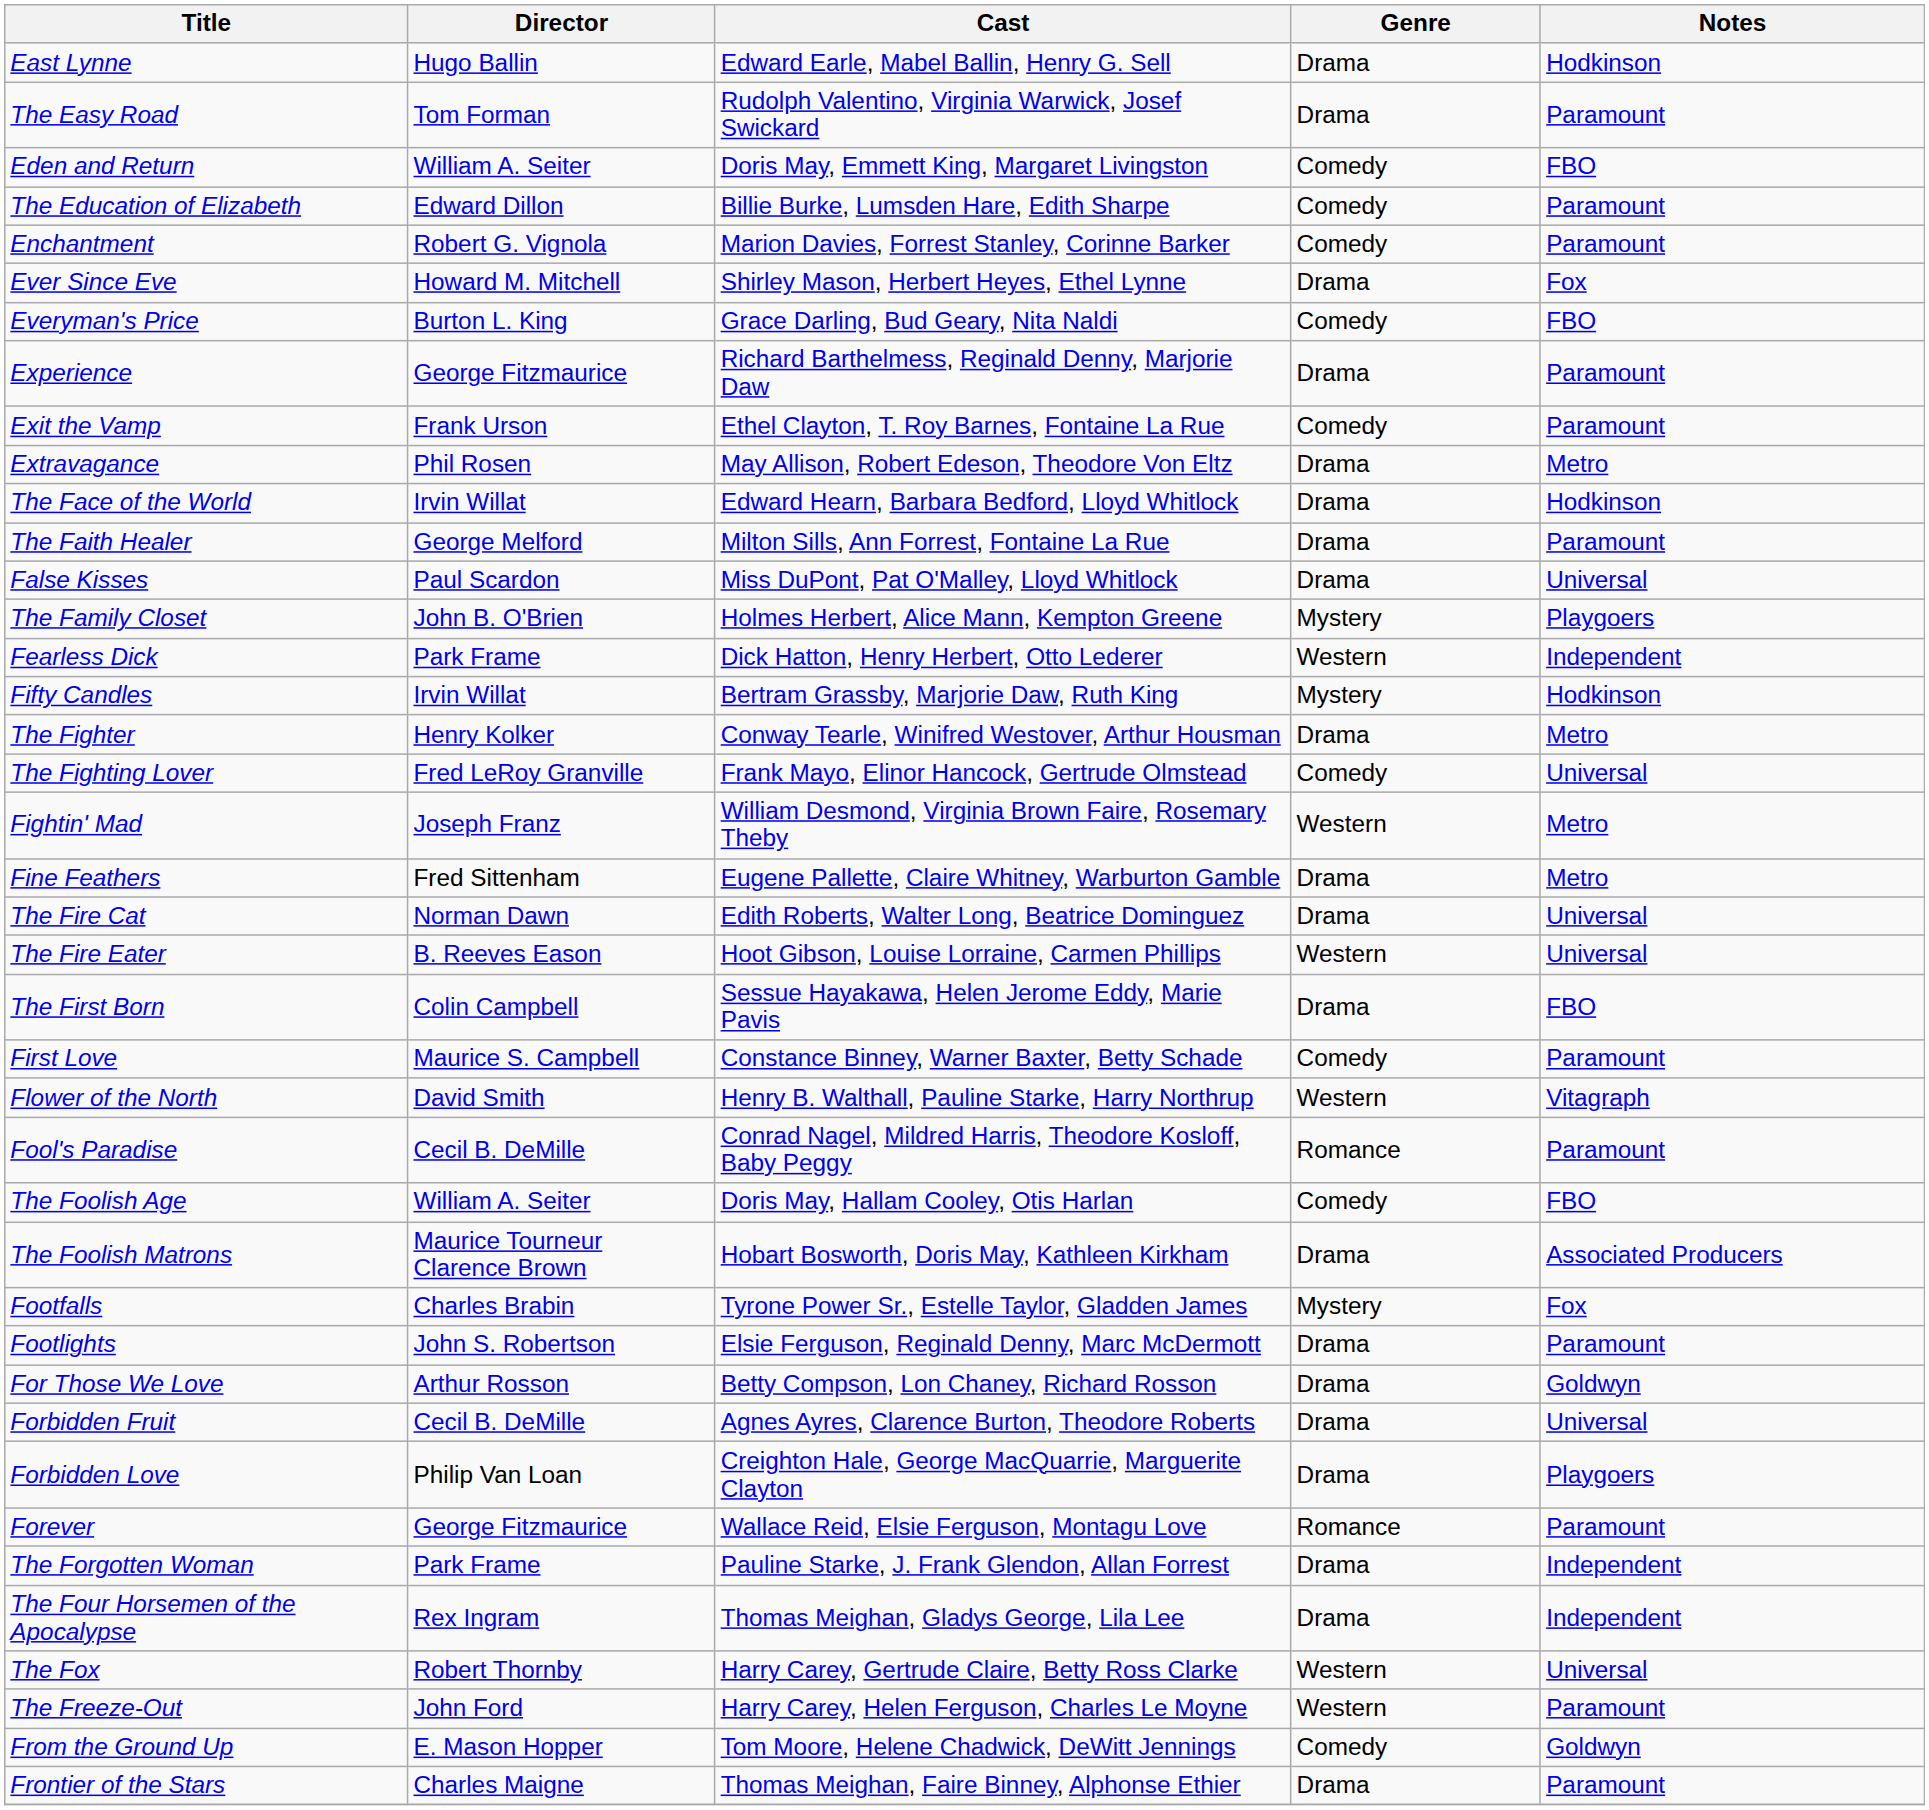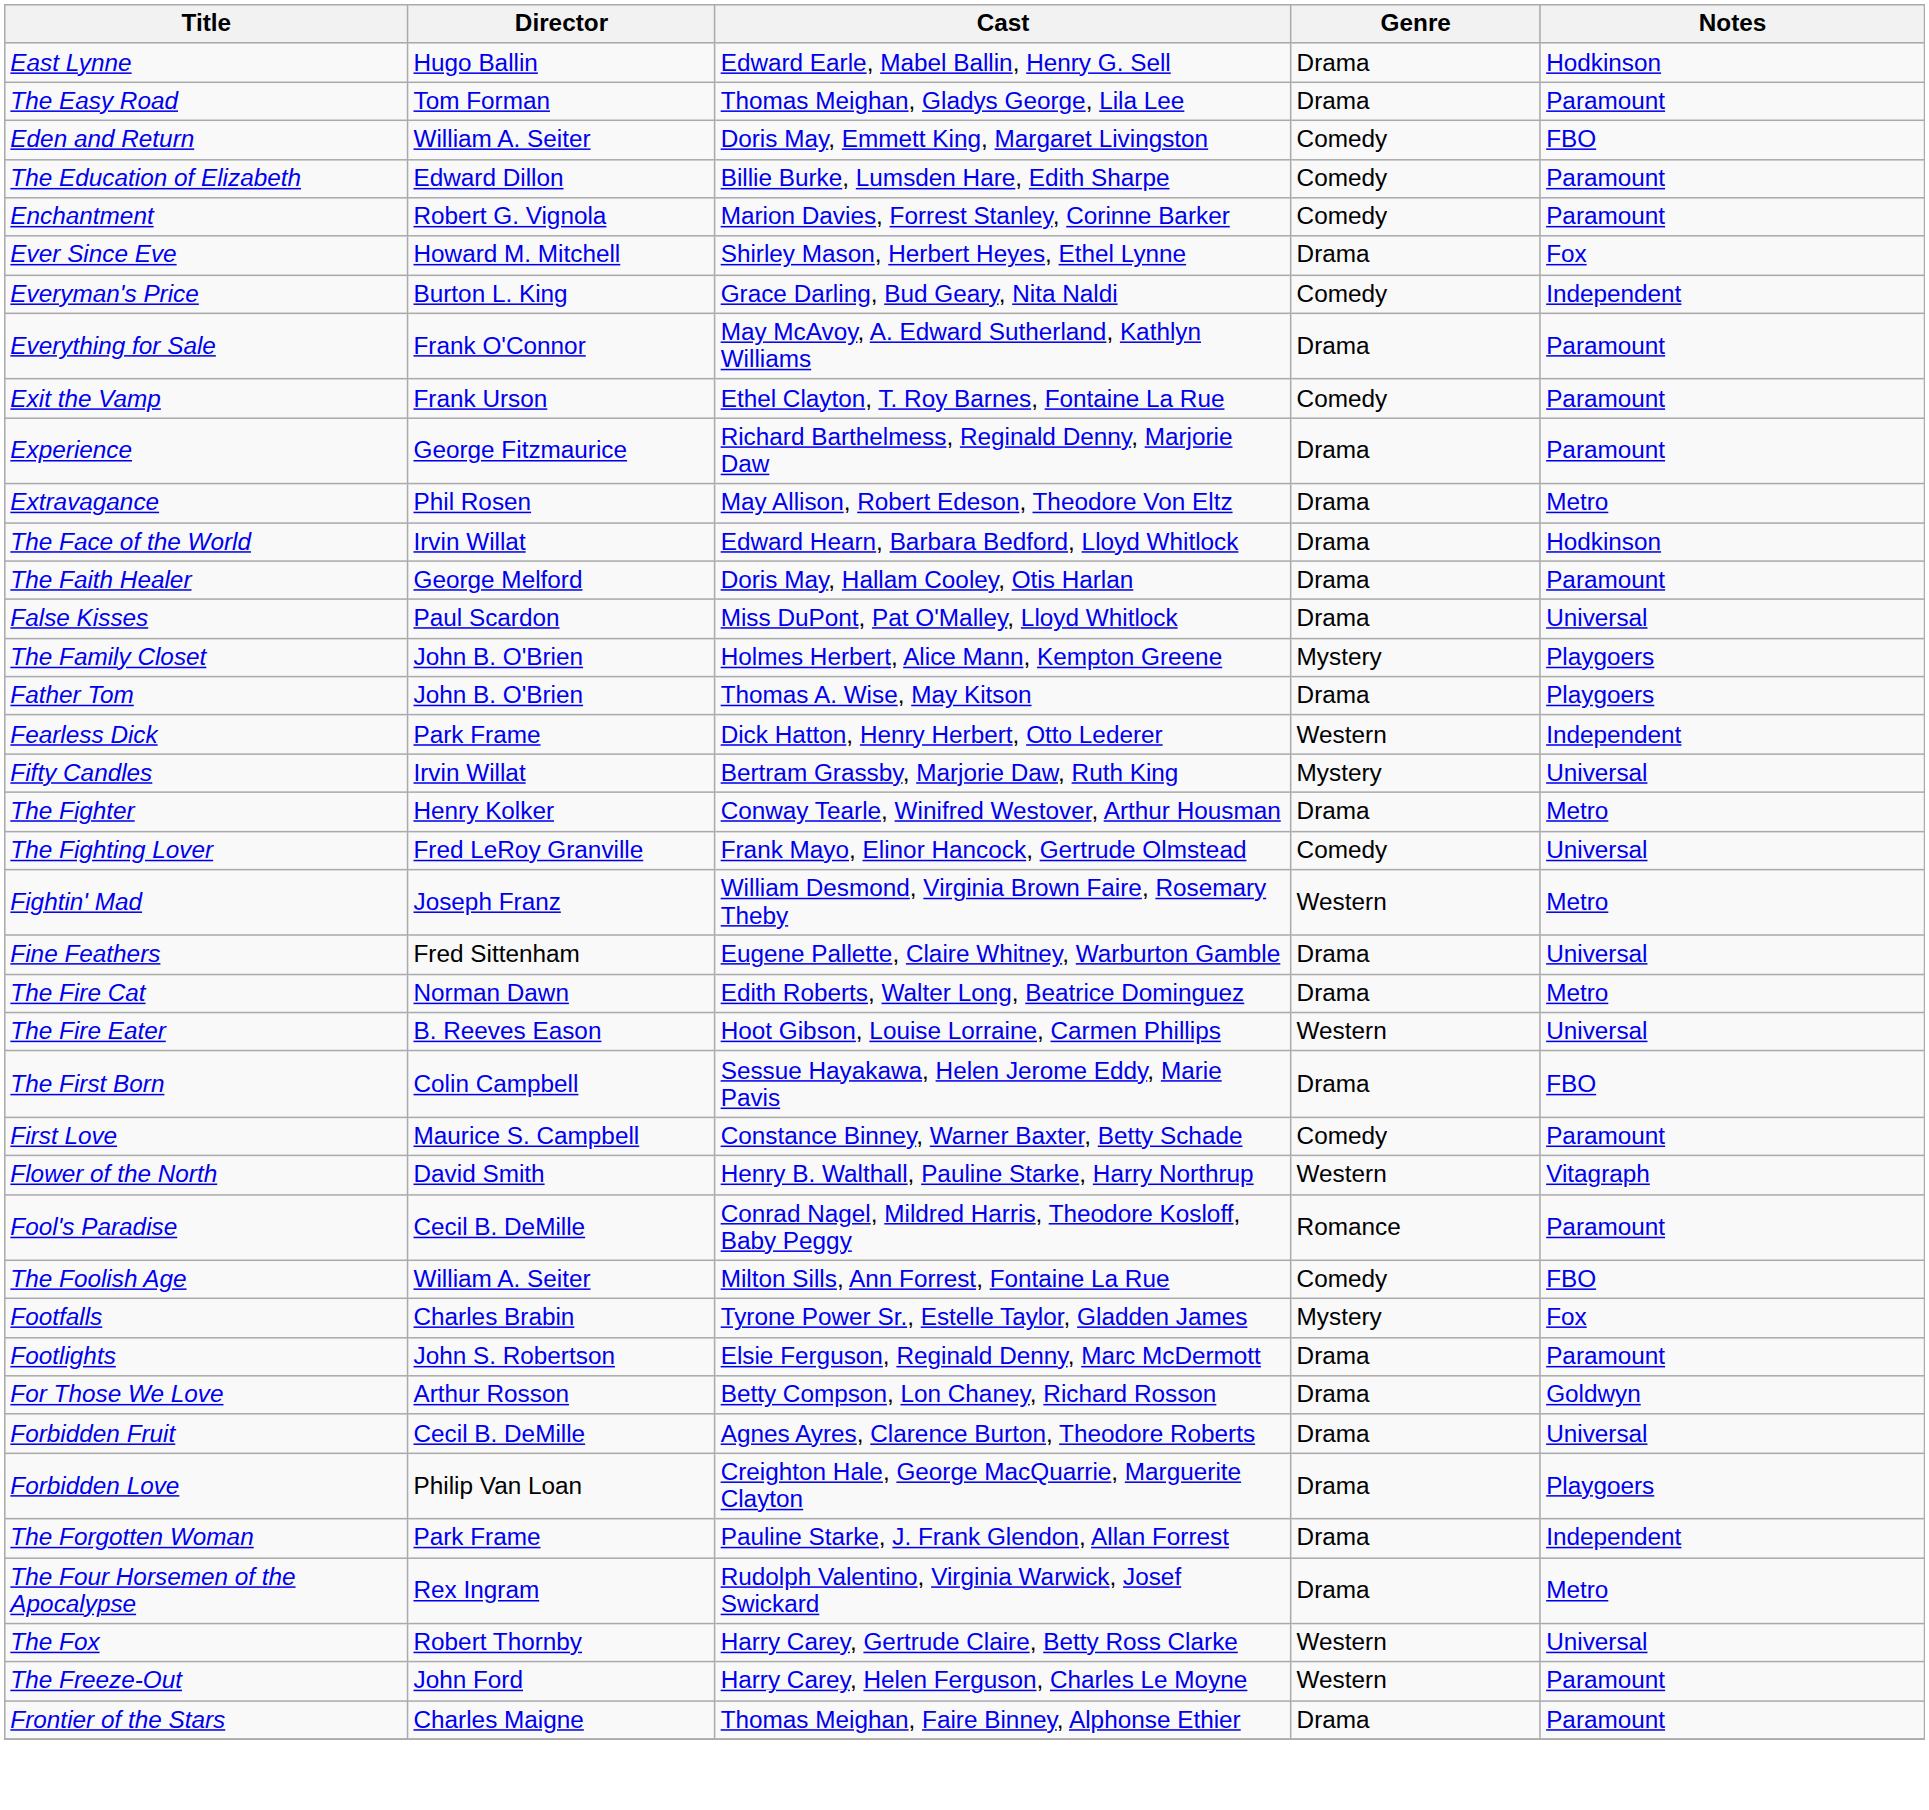(951, 114) Rudolph Valentino, Virginia Warwick, Josef Swickard -> (953, 100) Thomas Meighan, Gladys George, Lila Lee
(1571, 321) FBO -> (1614, 293) Independent
+ row: (113, 346)
rows swapped: (86, 425) <-> (71, 373)
(945, 541) Milton Sills, Ann Forrest, Fontaine La Rue -> (927, 579) Doris May, Hallam Cooley, Otis Harlan
+ row: (72, 695)
(1604, 695) Hodkinson -> (1597, 772) Universal
(1577, 877) Metro -> (1597, 954) Universal
(1597, 915) Universal -> (1577, 992) Metro
(927, 1201) Doris May, Hallam Cooley, Otis Harlan -> (945, 1279) Milton Sills, Ann Forrest, Fontaine La Rue
- row: (121, 1254)
- row: (52, 1526)
(953, 1617) Thomas Meighan, Gladys George, Lila Lee -> (951, 1590) Rudolph Valentino, Virginia Warwick, Josef Swickard
(1614, 1617) Independent -> (1577, 1590) Metro
- row: (122, 1746)
